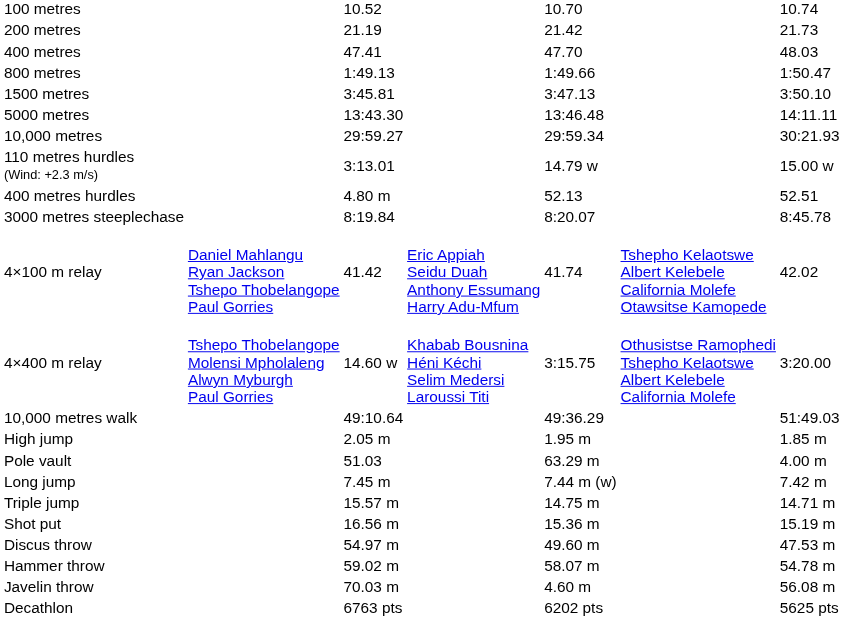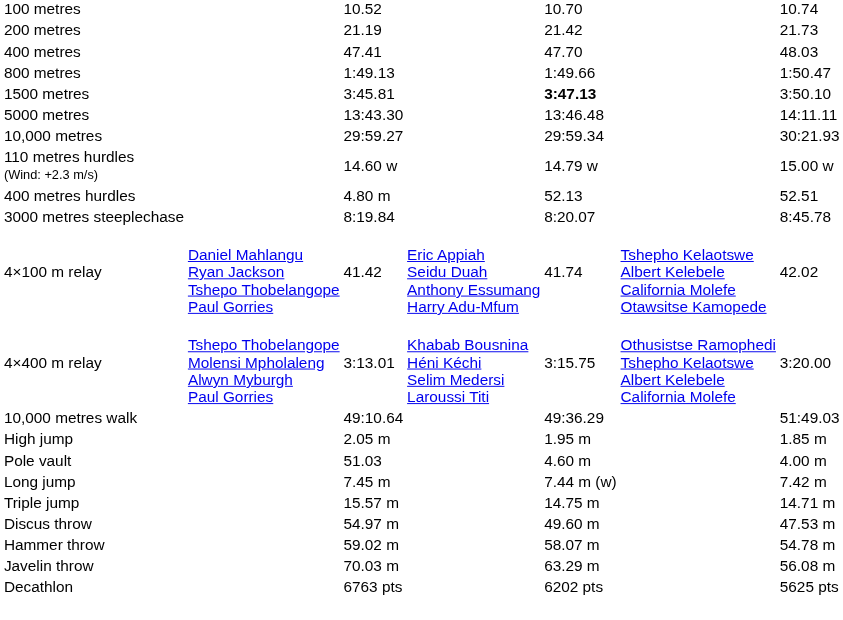(570, 94) normal -> (570, 94) bold
(369, 166) 3:13.01 -> (370, 166) 14.60 w
(370, 362) 14.60 w -> (369, 362) 3:13.01
(572, 460) 63.29 m -> (568, 460) 4.60 m
- row: (32, 524)
(568, 587) 4.60 m -> (572, 566) 63.29 m
